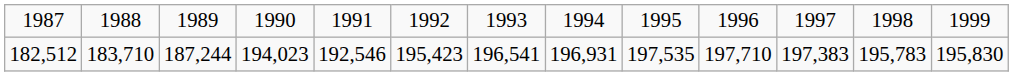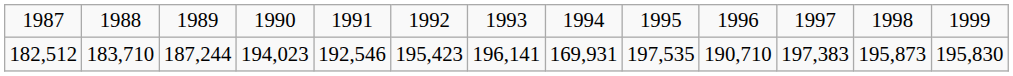(506, 53) 196,541 -> (506, 53) 196,141
(584, 53) 196,931 -> (584, 53) 169,931
(738, 53) 197,710 -> (738, 53) 190,710
(892, 53) 195,783 -> (892, 53) 195,873
